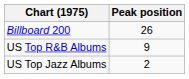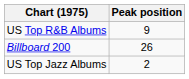rows swapped: (39, 30) <-> (57, 47)
